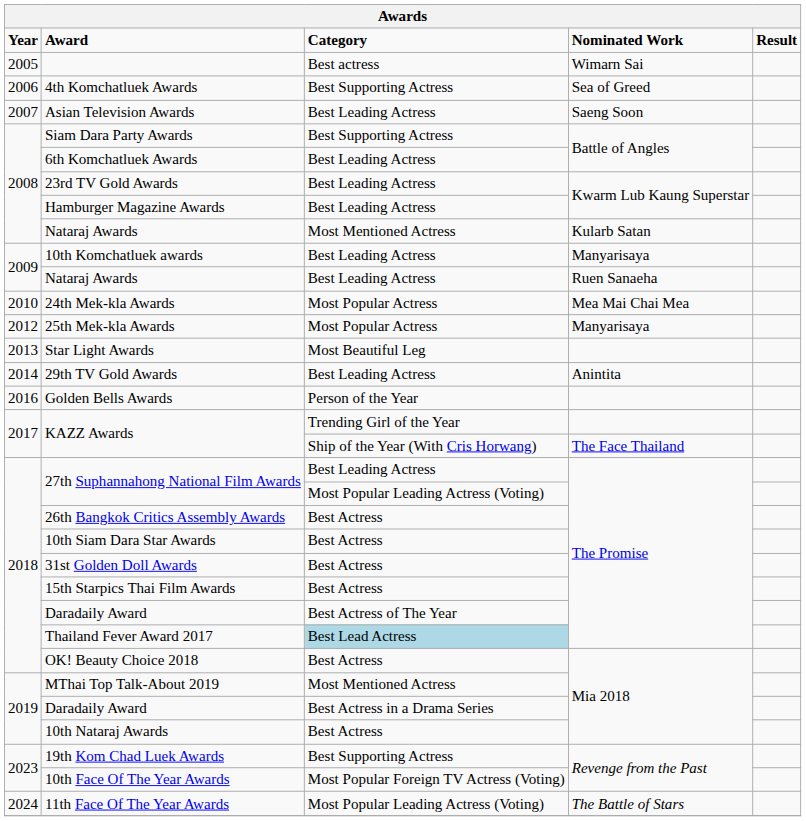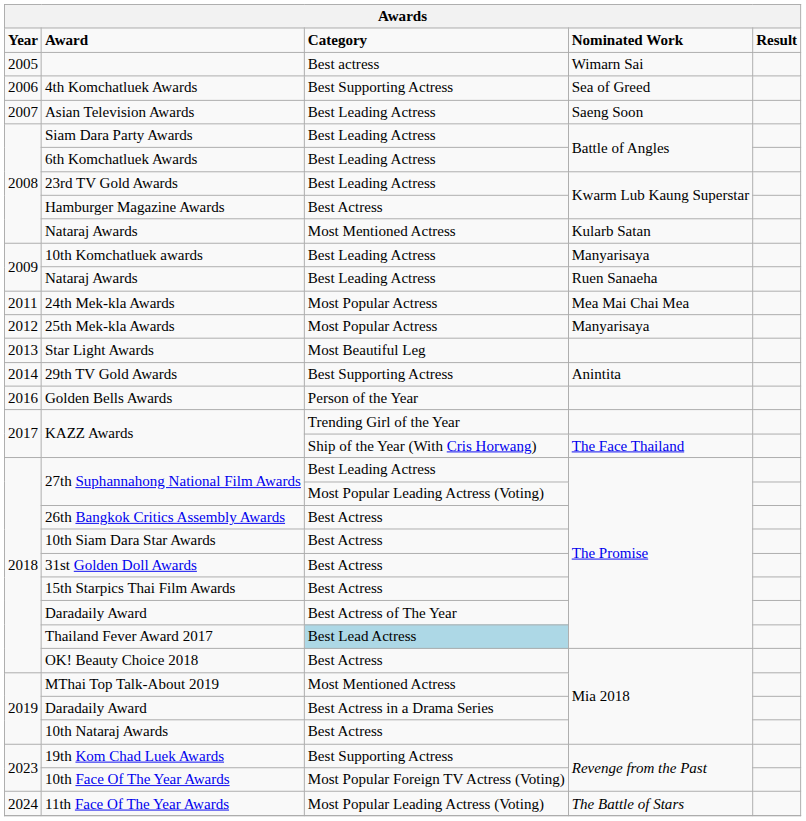(381, 135) Best Supporting Actress -> (372, 135) Best Leading Actress
(372, 207) Best Leading Actress -> (345, 207) Best Actress
(23, 302) 2010 -> (23, 302) 2011
(372, 374) Best Leading Actress -> (381, 374) Best Supporting Actress
